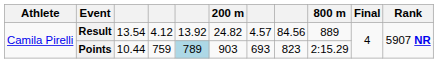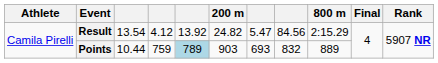(260, 32) 4.57 -> (260, 32) 5.47
(330, 32) 889 -> (330, 32) 2:15.29
(291, 50) 823 -> (291, 50) 832
(330, 50) 2:15.29 -> (330, 50) 889
